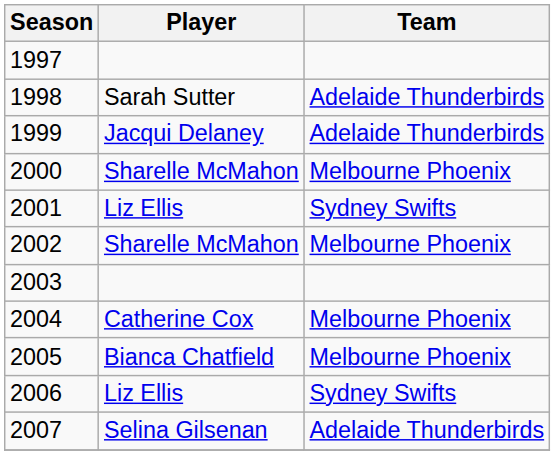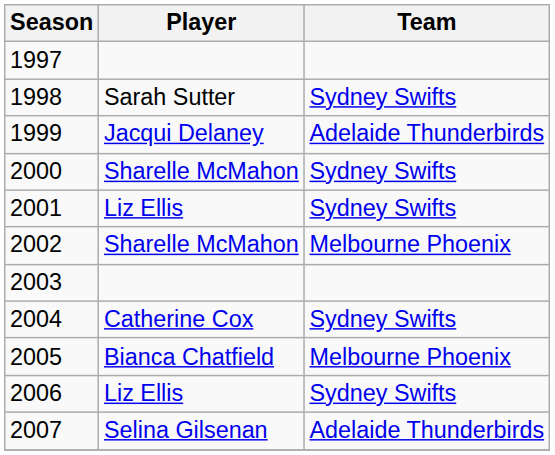(427, 97) Adelaide Thunderbirds -> (383, 97) Sydney Swifts
(410, 171) Melbourne Phoenix -> (383, 171) Sydney Swifts
(410, 319) Melbourne Phoenix -> (383, 319) Sydney Swifts
